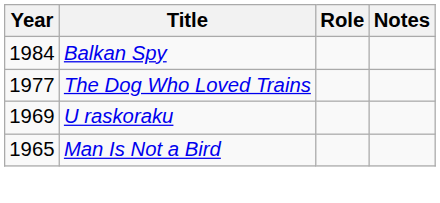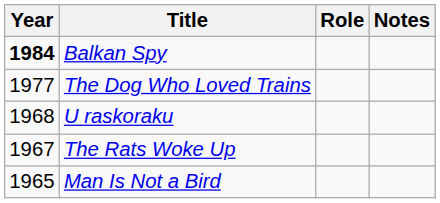(32, 52) normal -> (32, 52) bold
(32, 117) 1969 -> (32, 117) 1968
+ row: (150, 149)
